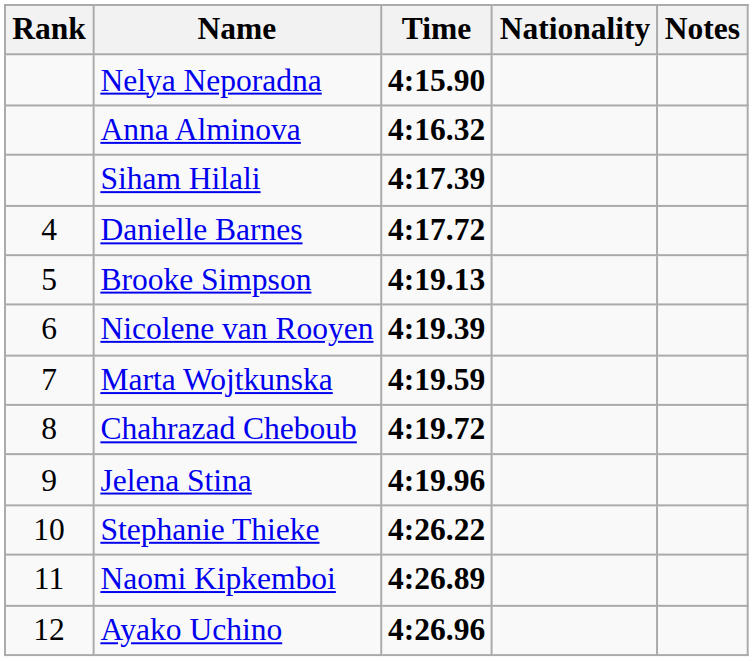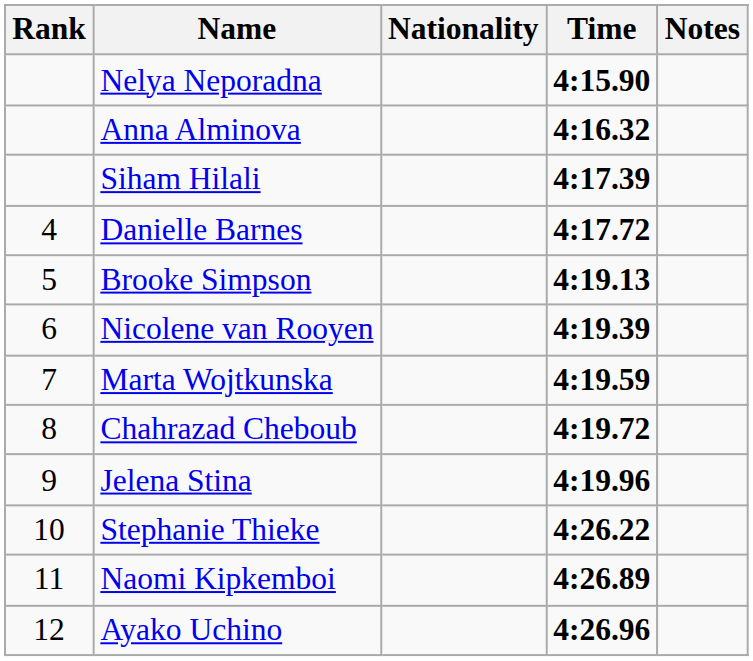columns swapped: (575, 29) <-> (437, 29)
